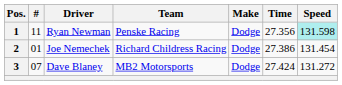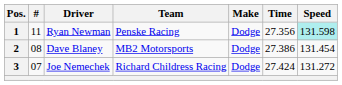(36, 49) 01 -> (36, 49) 08
(78, 49) Joe Nemechek -> (75, 49) Dave Blaney
(171, 49) Richard Childress Racing -> (154, 49) MB2 Motorsports
(75, 66) Dave Blaney -> (78, 66) Joe Nemechek
(154, 66) MB2 Motorsports -> (171, 66) Richard Childress Racing
